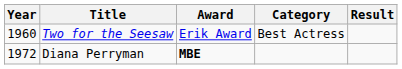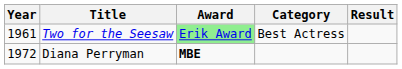(22, 34) 1960 -> (22, 34) 1961
(215, 34) no background -> (215, 34) lightgreen background
